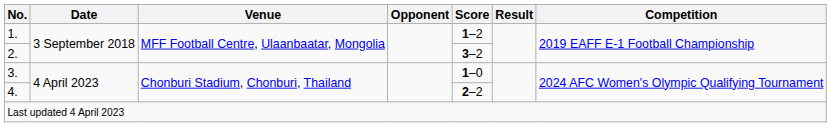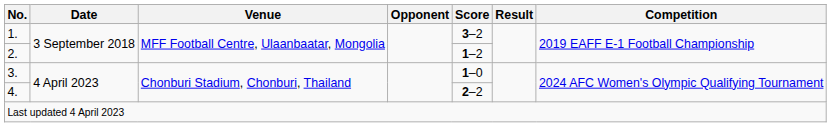(472, 33) 1–2 -> (472, 33) 3–2
(472, 53) 3–2 -> (472, 53) 1–2
